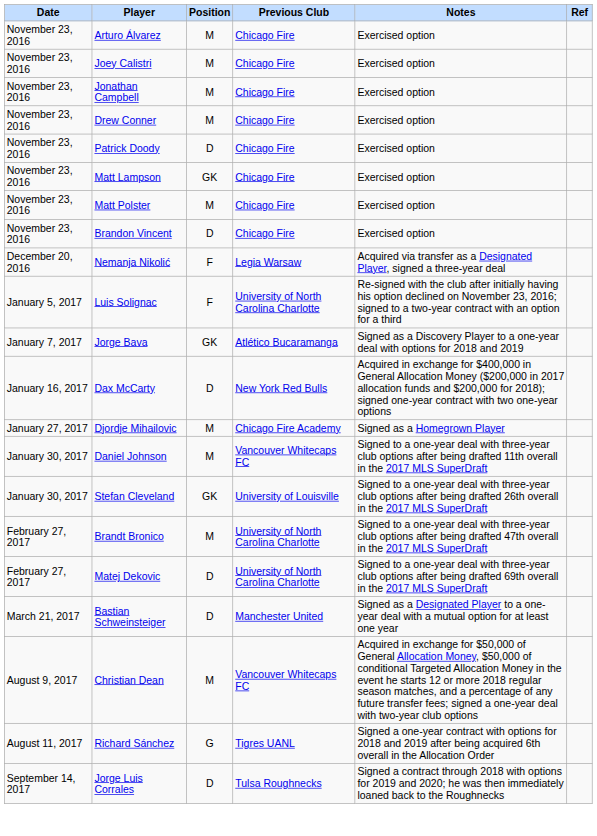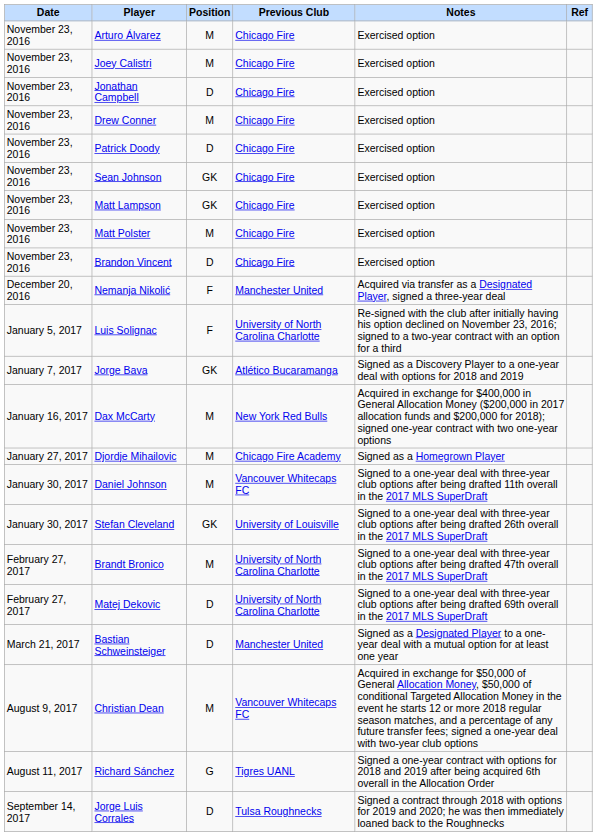(210, 92) M -> (210, 92) D
+ row: (128, 177)
(268, 262) Legia Warsaw -> (279, 290) Manchester United
(210, 388) D -> (210, 416) M
